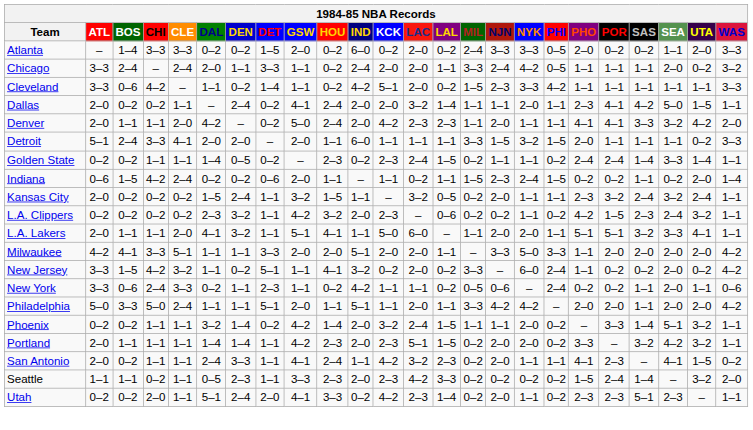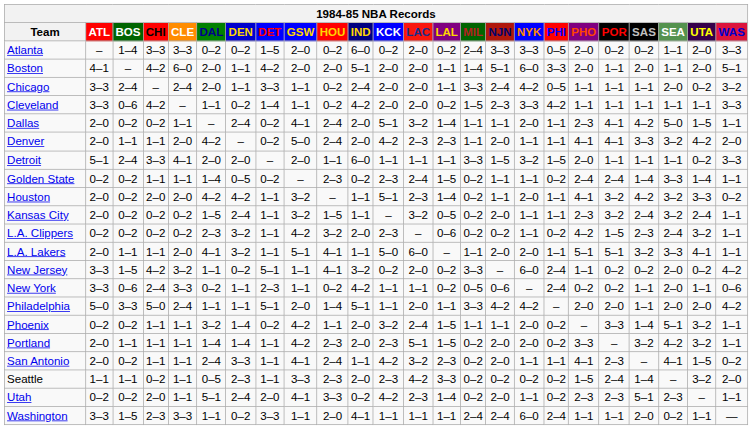+ row: (25, 69)
(388, 87) 5–1 -> (388, 105) 2–0
(388, 105) 2–0 -> (388, 123) 5–1
+ row: (29, 197)
- row: (26, 178)
- row: (34, 251)
(333, 306) 1–1 -> (333, 306) 1–4
(333, 325) 1–4 -> (333, 325) 1–1
+ row: (37, 416)
